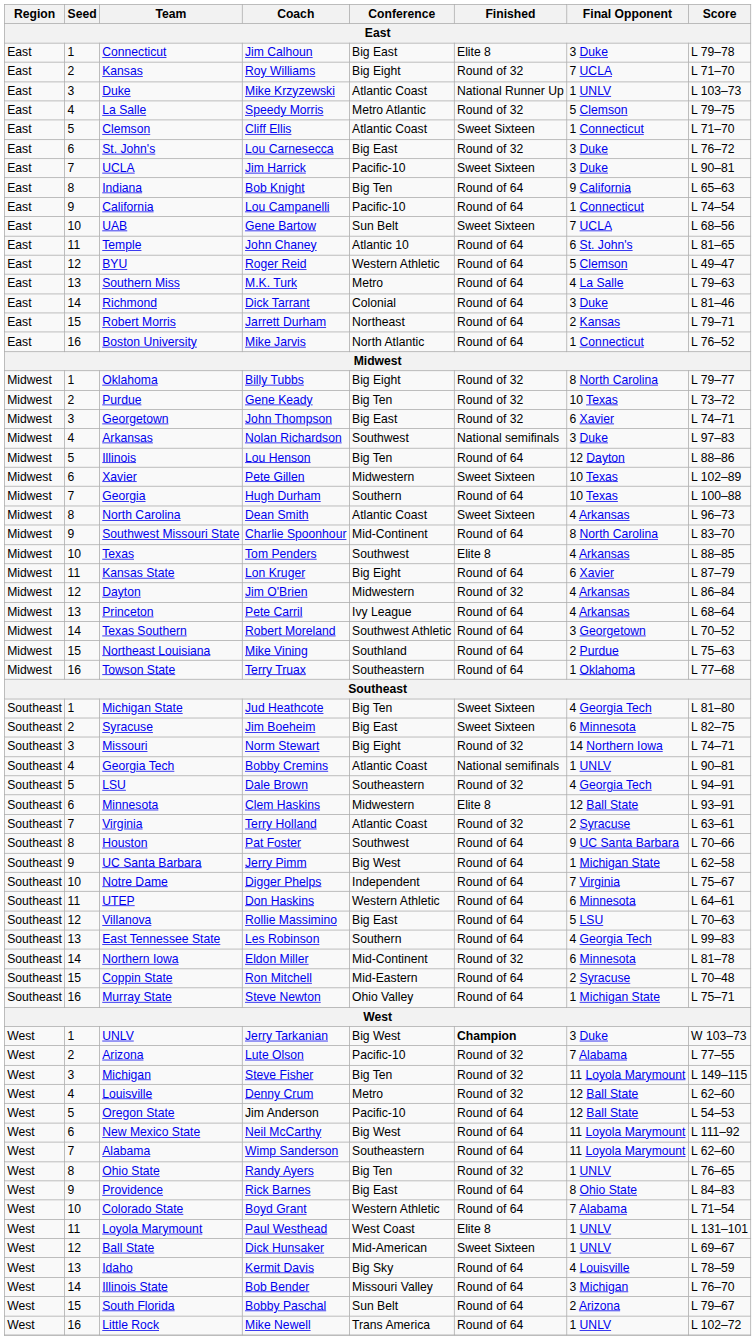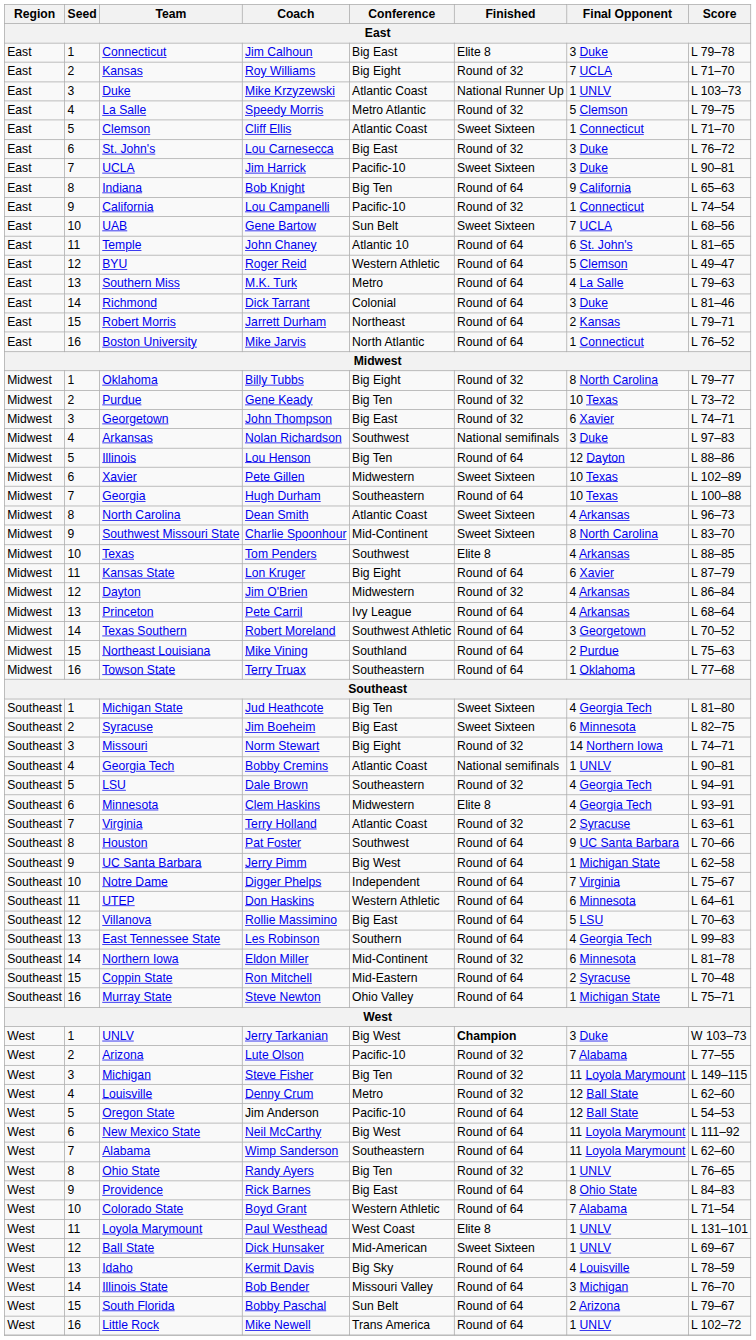(490, 206) Round of 64 -> (490, 206) Round of 32
(377, 496) Southern -> (388, 496) Southeastern
(490, 534) Round of 64 -> (496, 534) Sweet Sixteen
(604, 804) 12 Ball State -> (611, 804) 4 Georgia Tech
